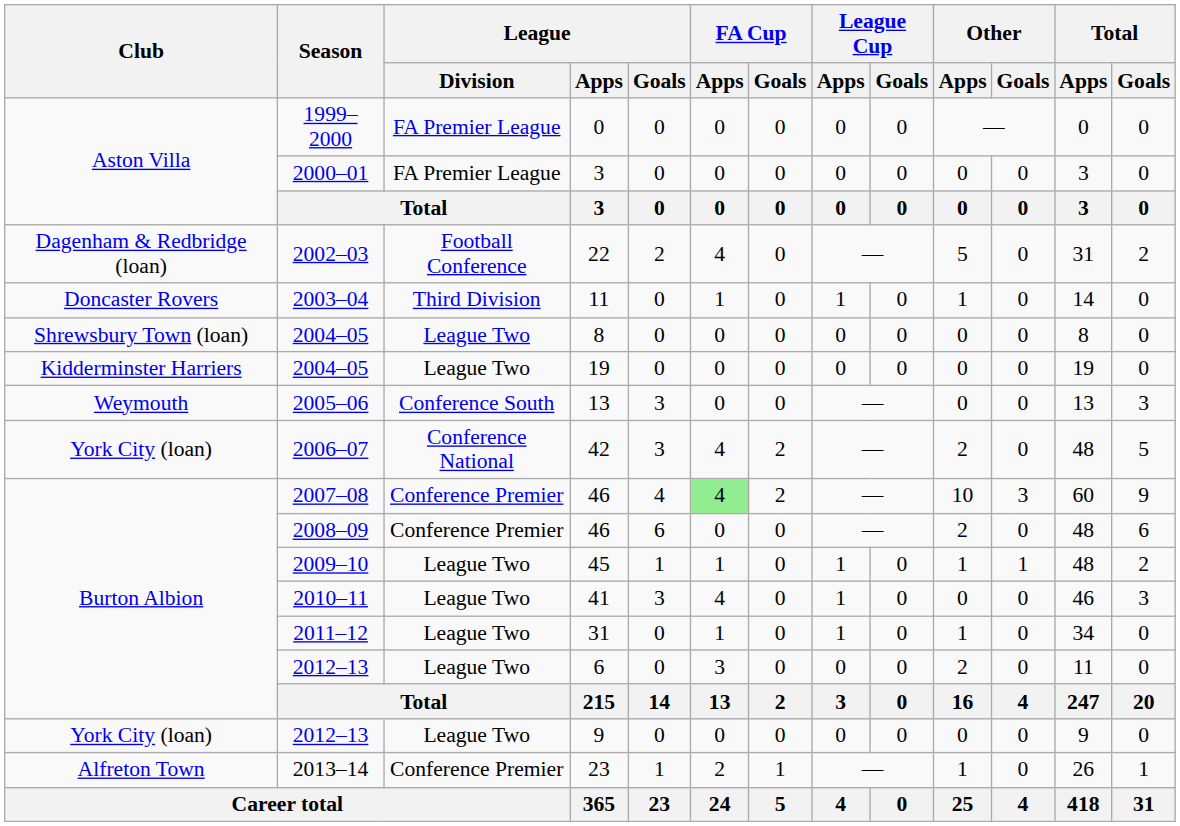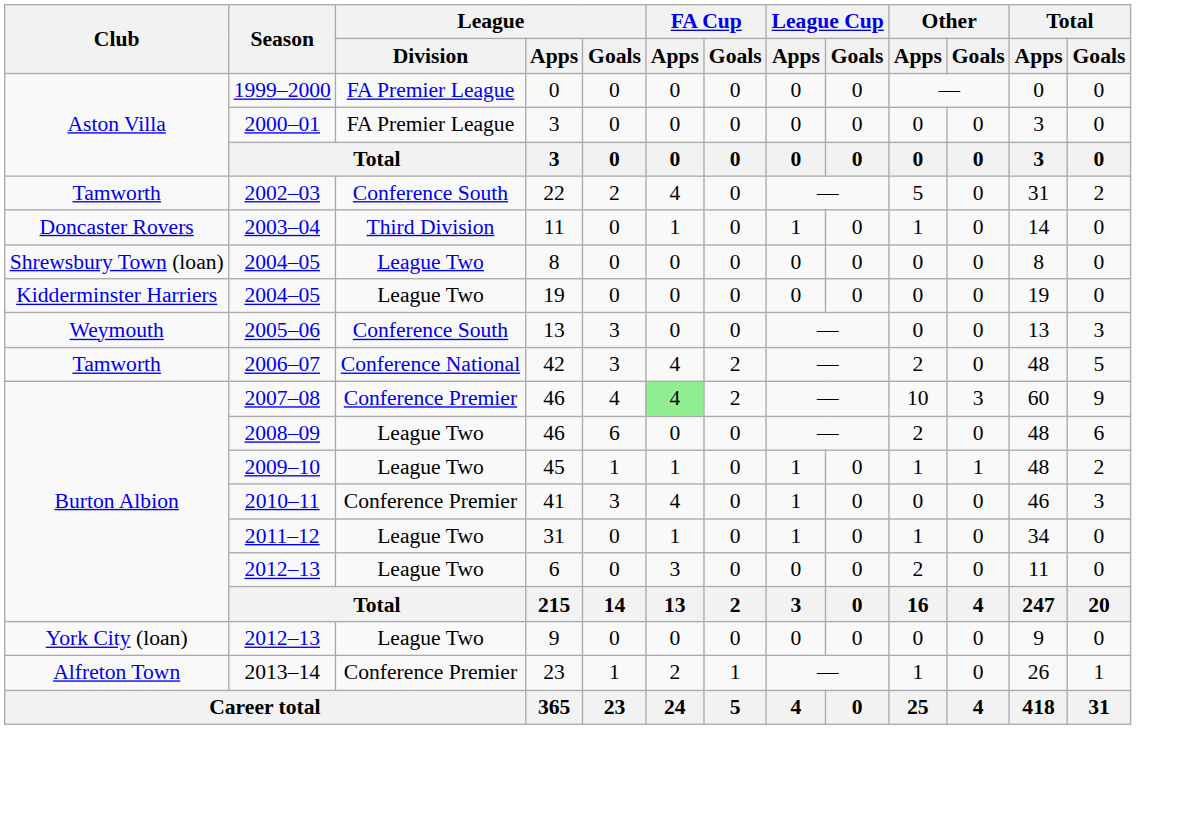(141, 253) Dagenham & Redbridge (loan) -> (117, 192) Tamworth
(477, 253) Football Conference -> (430, 192) Conference South
(141, 449) York City (loan) -> (117, 364) Tamworth
(477, 529) Conference Premier -> (430, 432) League Two
(477, 598) League Two -> (430, 501) Conference Premier
